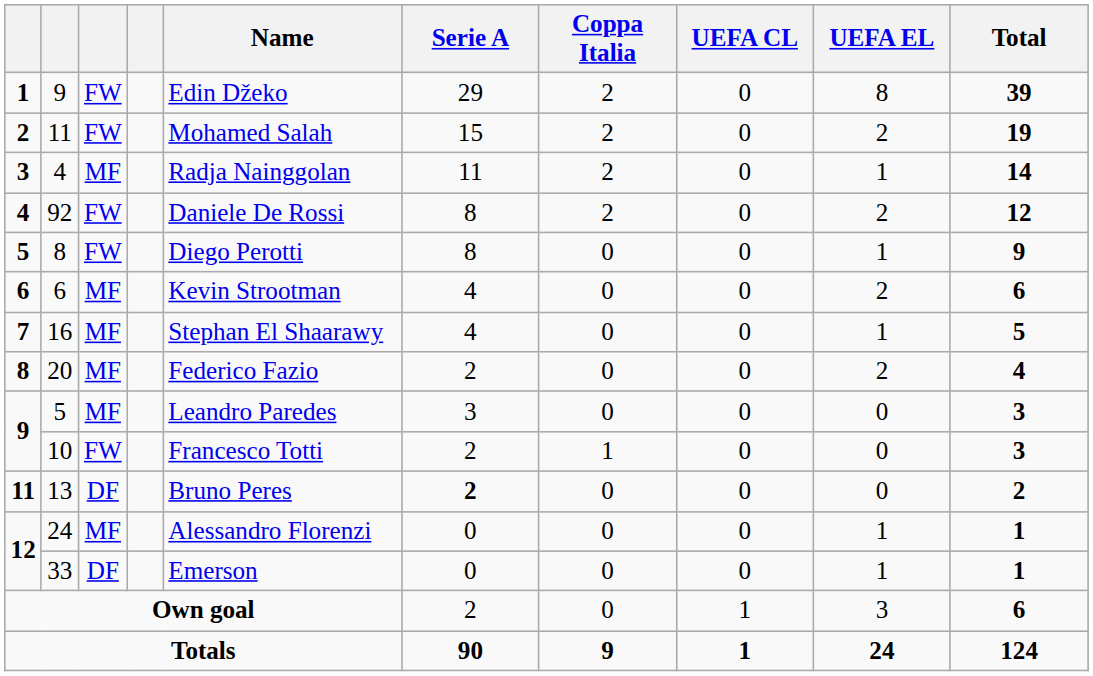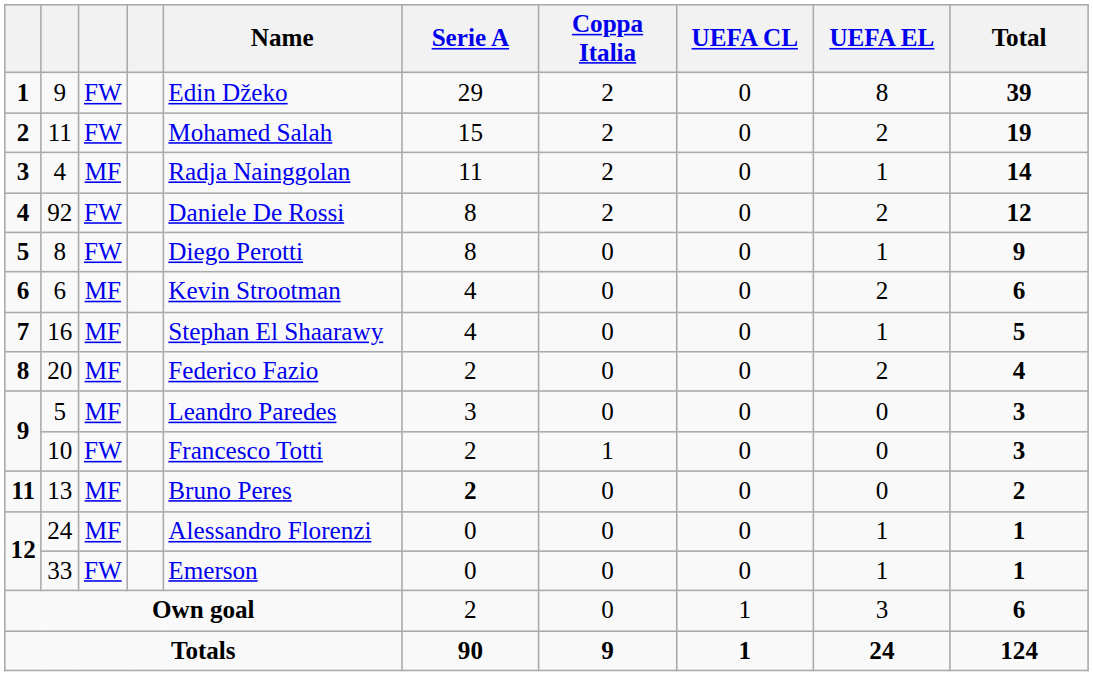(103, 490) DF -> (103, 490) MF
(103, 570) DF -> (103, 570) FW
